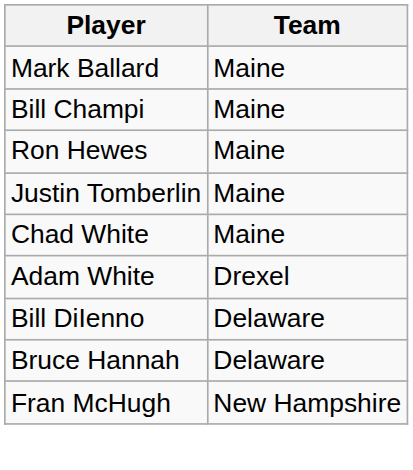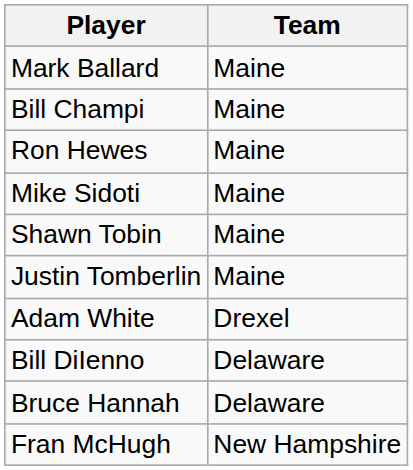+ row: (75, 192)
+ row: (86, 234)
- row: (80, 234)
